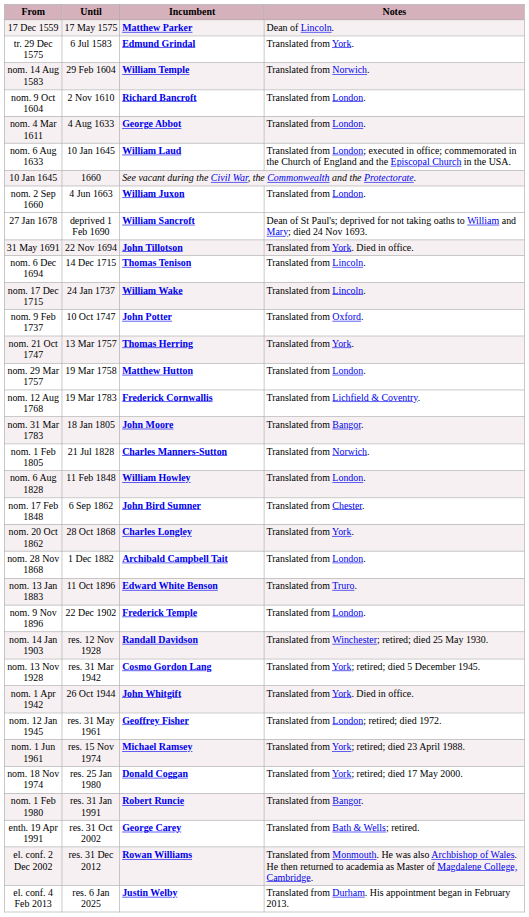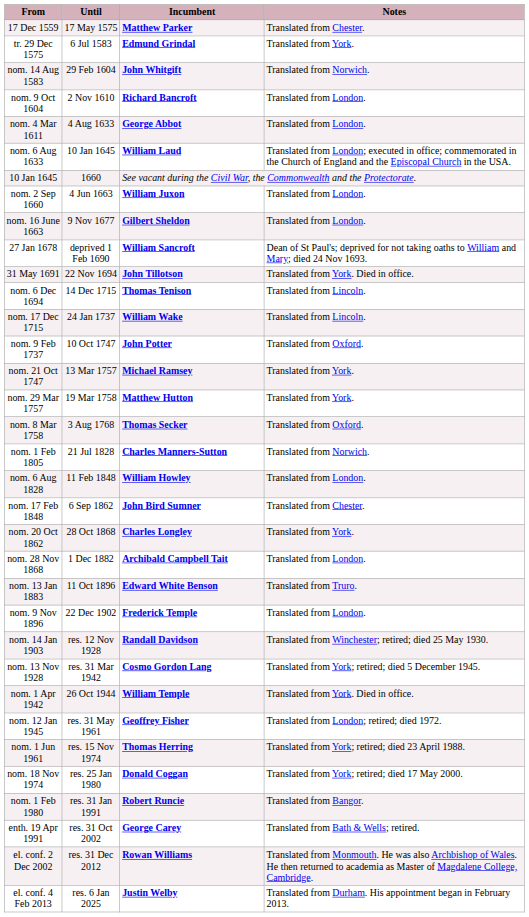(300, 28) Dean of Lincoln. -> (316, 28) Translated from Chester.
(156, 70) William Temple -> (152, 70) John Whitgift
+ row: (33, 226)
(158, 344) Thomas Herring -> (157, 371) Michael Ramsey
(316, 371) Translated from London. -> (310, 398) Translated from York.
+ row: (33, 430)
- row: (33, 403)
- row: (33, 430)
(152, 693) John Whitgift -> (156, 693) William Temple
(157, 747) Michael Ramsey -> (158, 747) Thomas Herring
